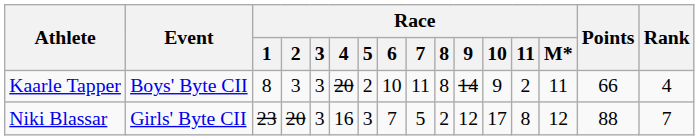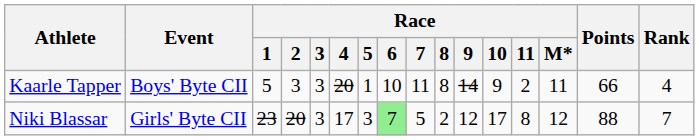(267, 86) 8 -> (267, 86) 5
(368, 86) 2 -> (368, 86) 1
(344, 118) 16 -> (344, 118) 17
(392, 118) no background -> (392, 118) lightgreen background
